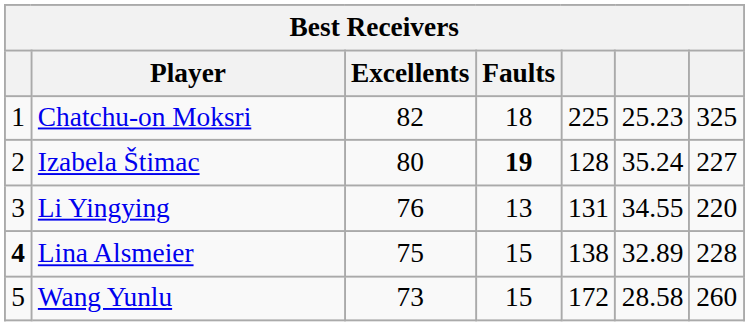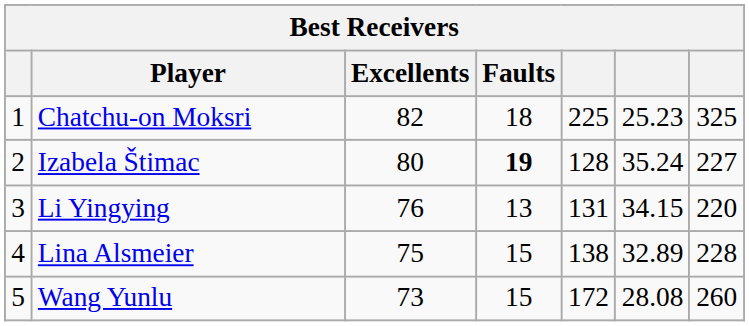(653, 207) 34.55 -> (653, 207) 34.15
(18, 253) bold -> (18, 253) normal
(653, 298) 28.58 -> (653, 298) 28.08
